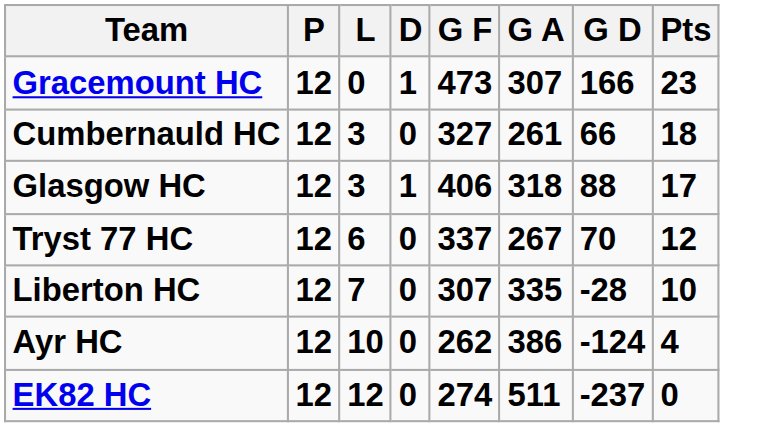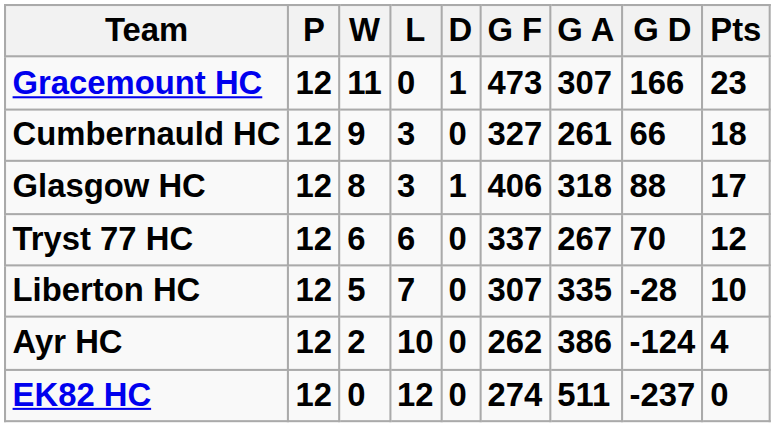+ column: (365, 30)
